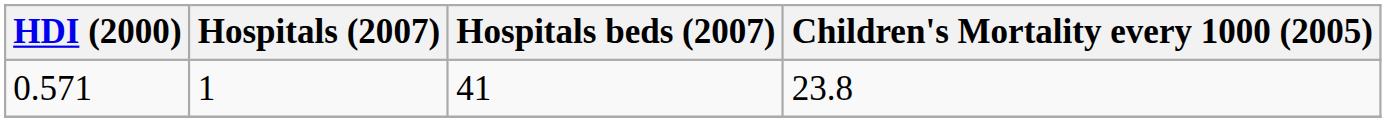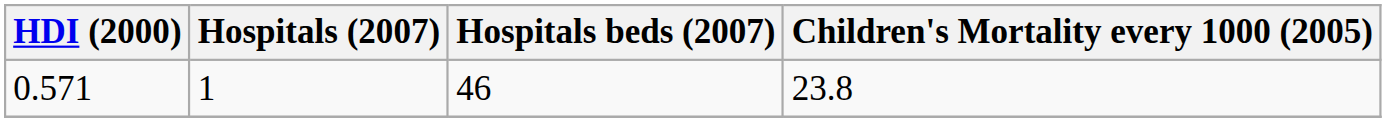(474, 87) 41 -> (474, 87) 46
